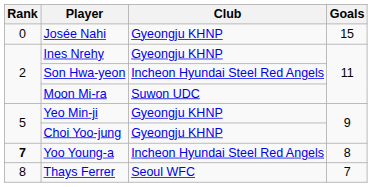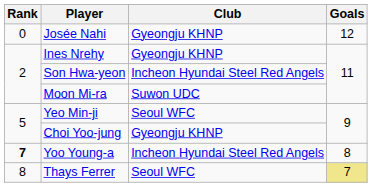(347, 34) 15 -> (347, 34) 12
(177, 113) Gyeongju KHNP -> (163, 113) Seoul WFC
(347, 172) no background -> (347, 172) khaki background
